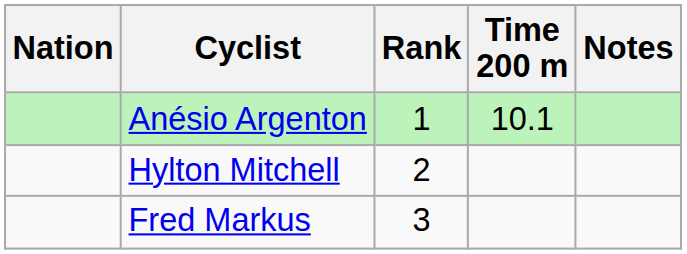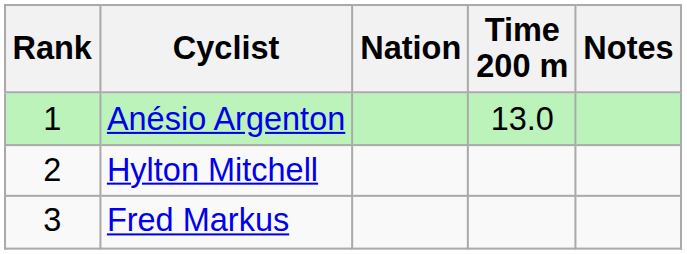columns swapped: (422, 48) <-> (63, 48)
(522, 118) 10.1 -> (522, 118) 13.0
